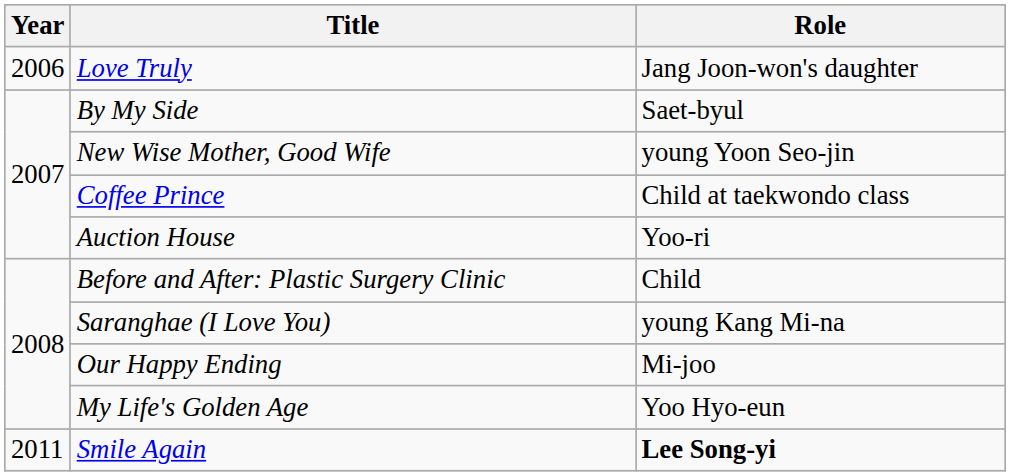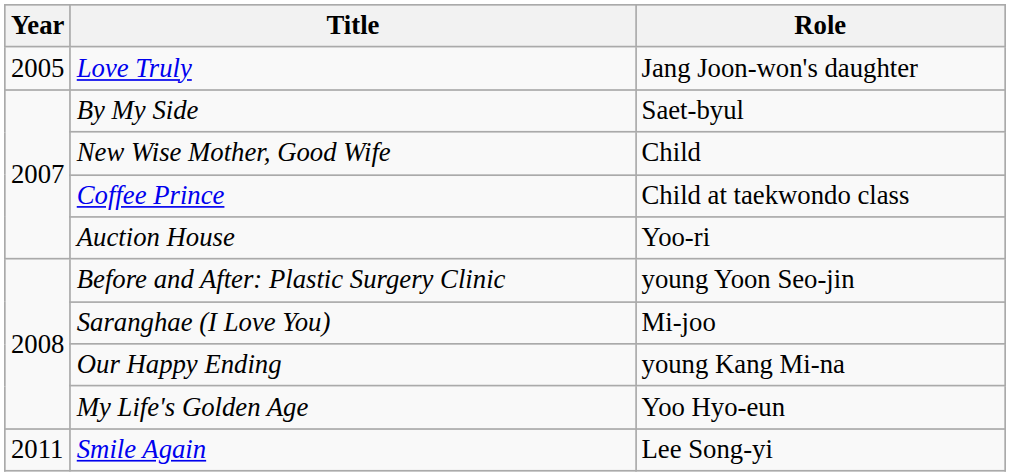(38, 68) 2006 -> (38, 68) 2005
(748, 152) young Yoon Seo-jin -> (671, 152) Child
(671, 279) Child -> (748, 279) young Yoon Seo-jin
(743, 322) young Kang Mi-na -> (679, 322) Mi-joo
(679, 364) Mi-joo -> (743, 364) young Kang Mi-na
(709, 449) bold -> (707, 449) normal
